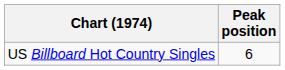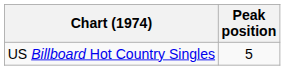(249, 53) 6 -> (249, 53) 5
